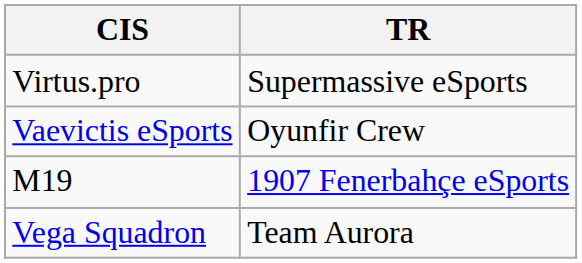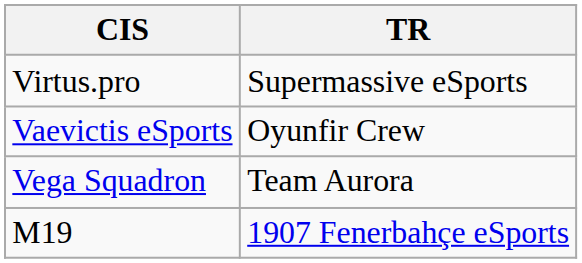rows swapped: (109, 231) <-> (42, 181)
